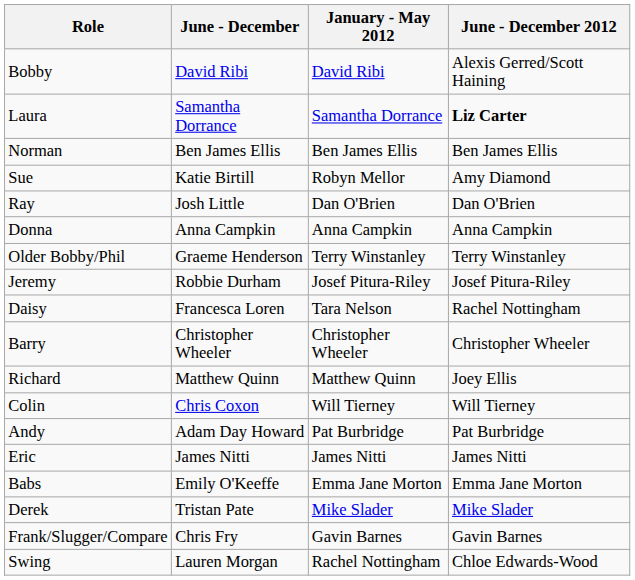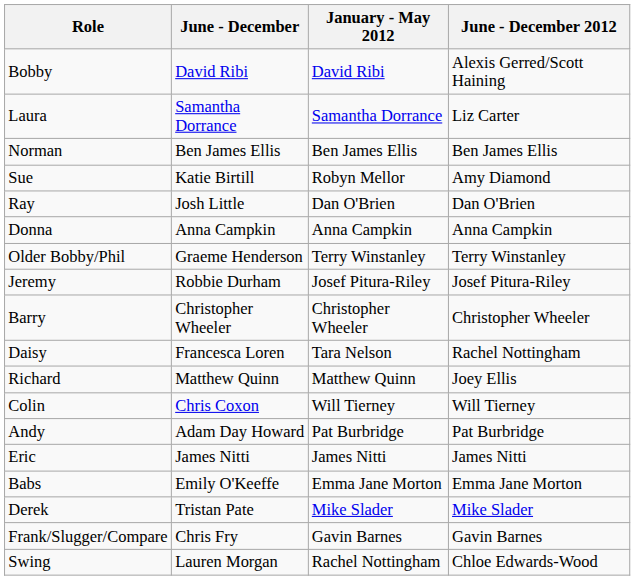(489, 116) bold -> (486, 116) normal
rows swapped: (28, 308) <-> (27, 343)
